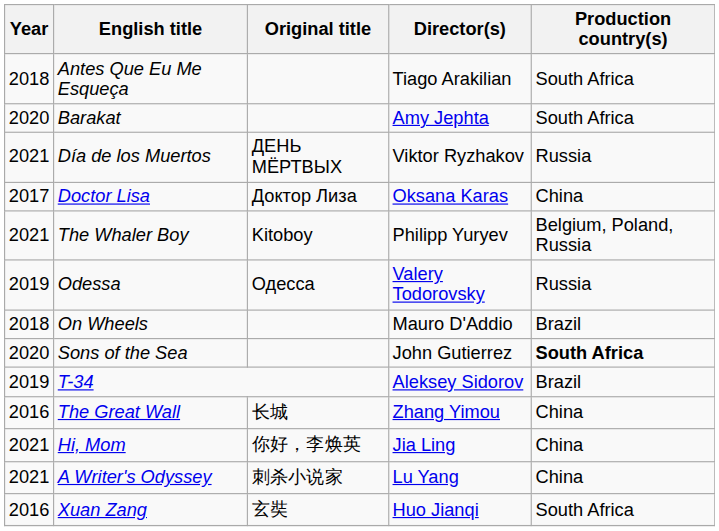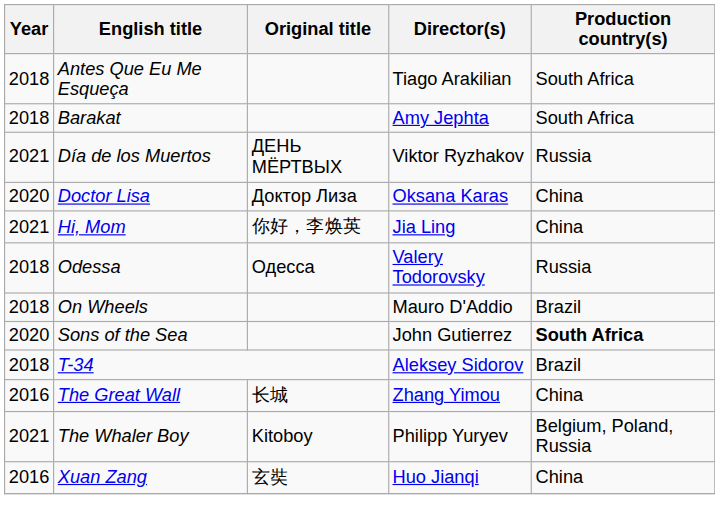(29, 117) 2020 -> (29, 117) 2018
(29, 196) 2017 -> (29, 196) 2020
rows swapped: (92, 444) <-> (123, 235)
(29, 284) 2019 -> (29, 267) 2018
(29, 381) 2019 -> (29, 364) 2018
- row: (135, 477)
(585, 509) South Africa -> (559, 477) China
